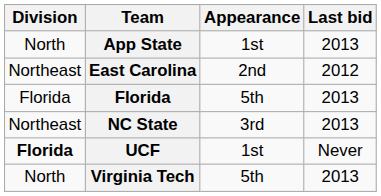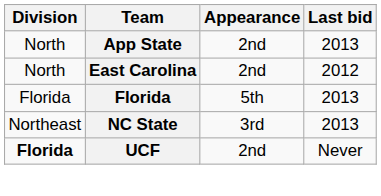(252, 44) 1st -> (252, 44) 2nd
(45, 71) Northeast -> (45, 71) North
(252, 151) 1st -> (252, 151) 2nd
- row: (143, 177)
